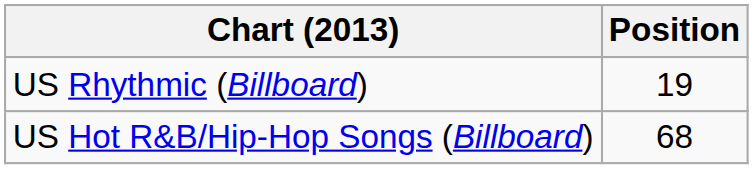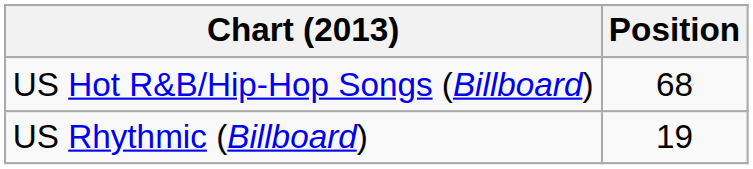rows swapped: (303, 136) <-> (190, 83)
